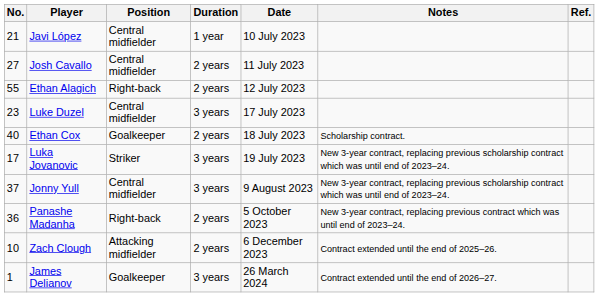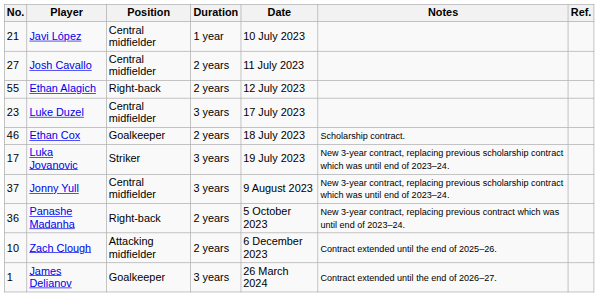(13, 136) 40 -> (13, 136) 46
